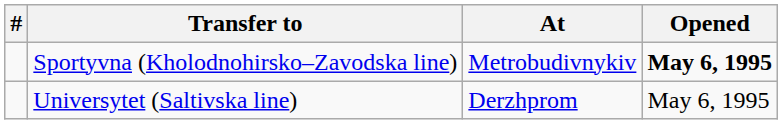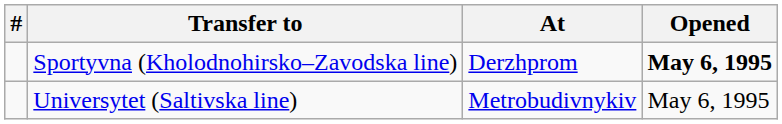(552, 61) Metrobudivnykiv -> (523, 61) Derzhprom
(523, 99) Derzhprom -> (552, 99) Metrobudivnykiv
